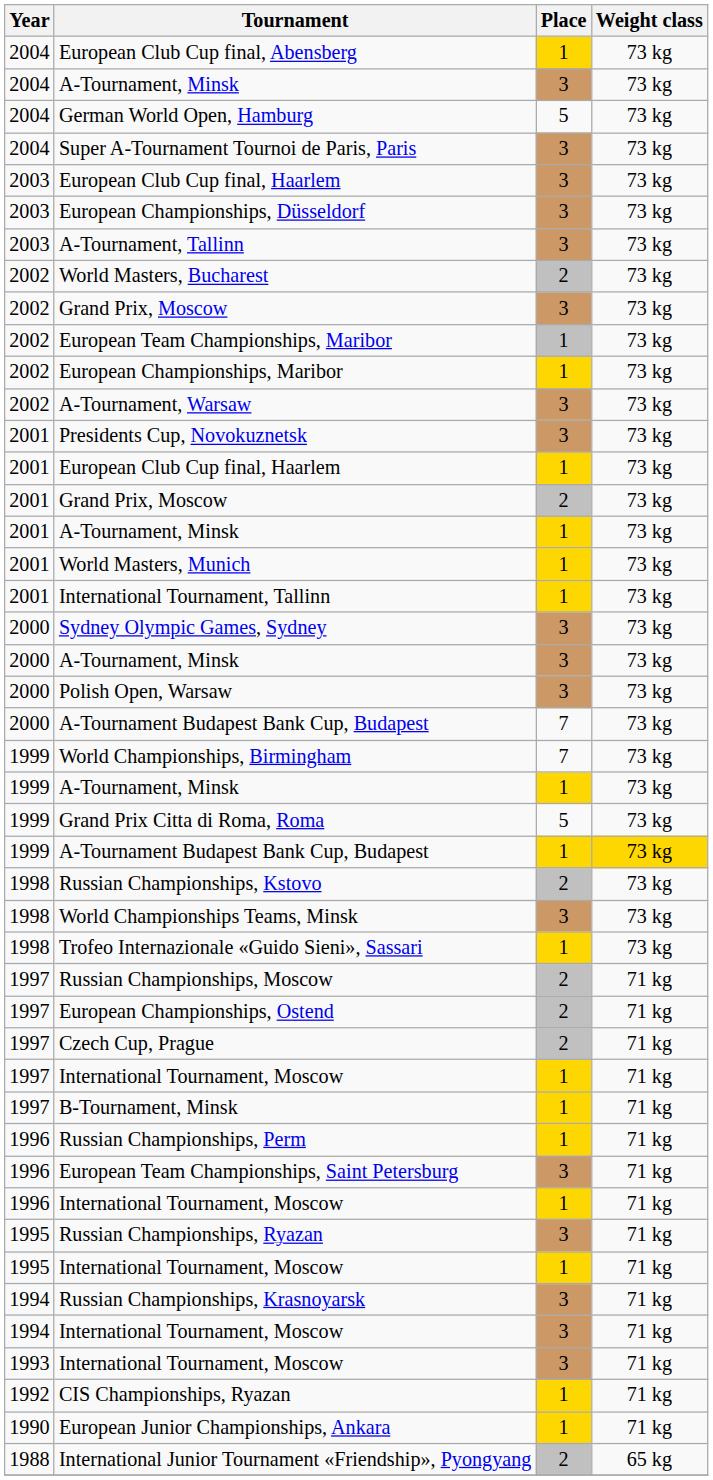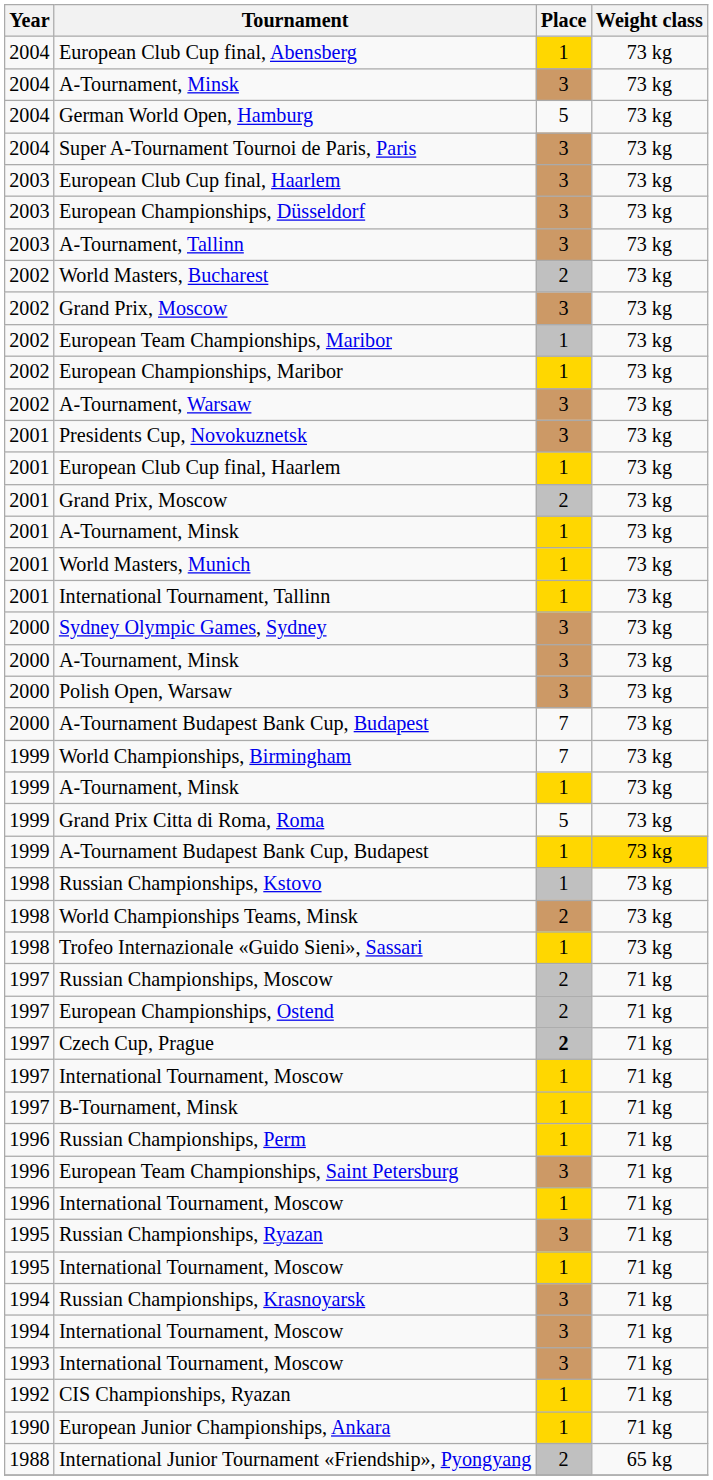(564, 883) 2 -> (564, 883) 1
(564, 915) 3 -> (564, 915) 2
(564, 1043) normal -> (564, 1043) bold
